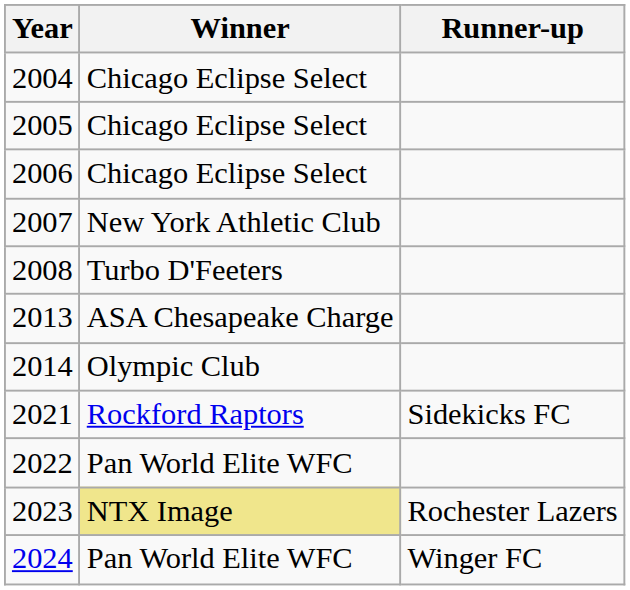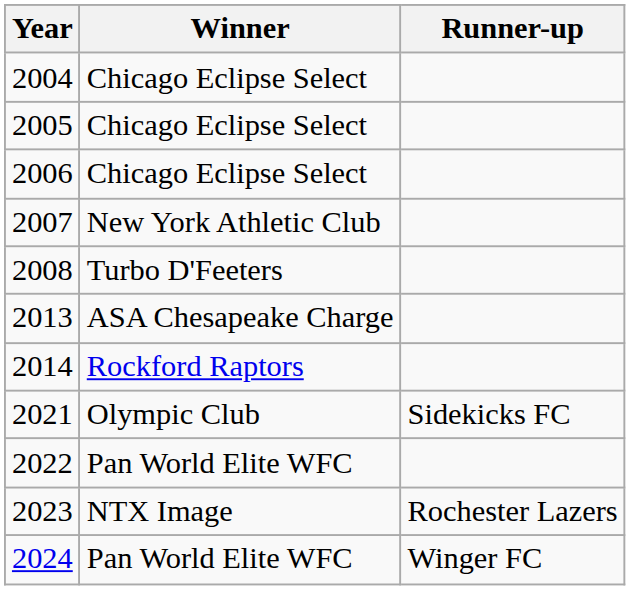(173, 366) Olympic Club -> (195, 366) Rockford Raptors
(195, 414) Rockford Raptors -> (173, 414) Olympic Club
(160, 510) khaki background -> (160, 510) no background
